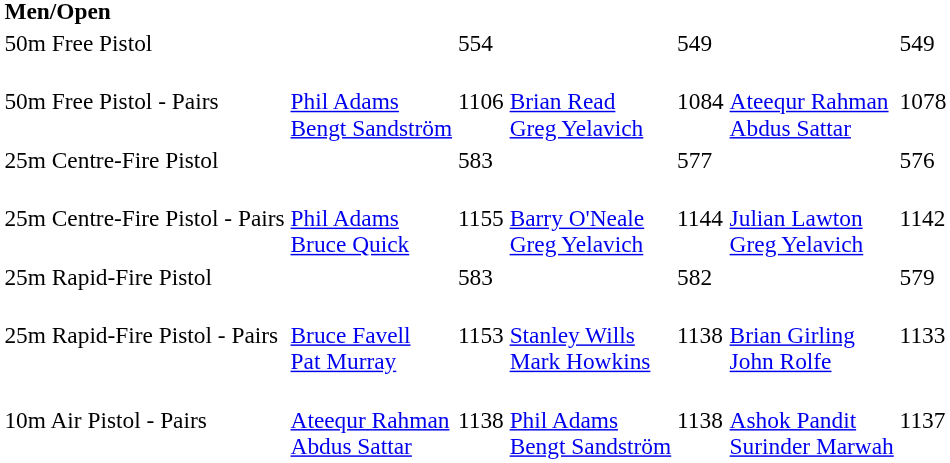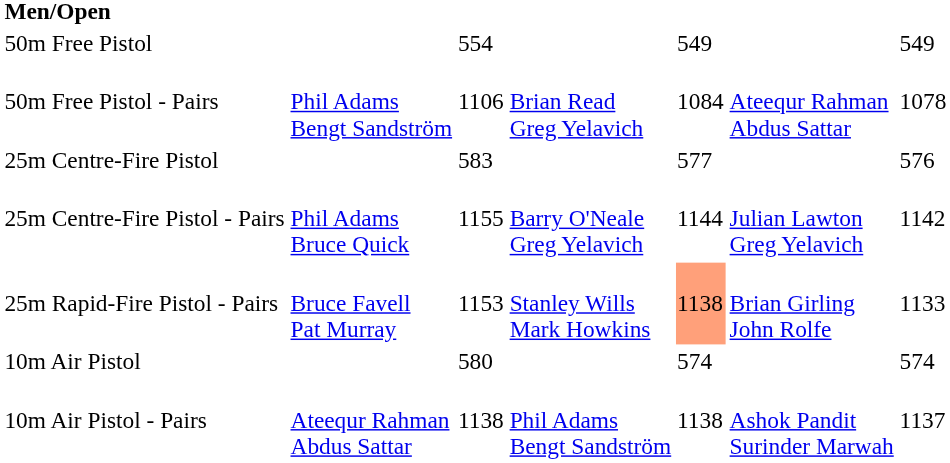- row: (108, 277)
(700, 335) no background -> (700, 303) lightsalmon background
+ row: (73, 361)
